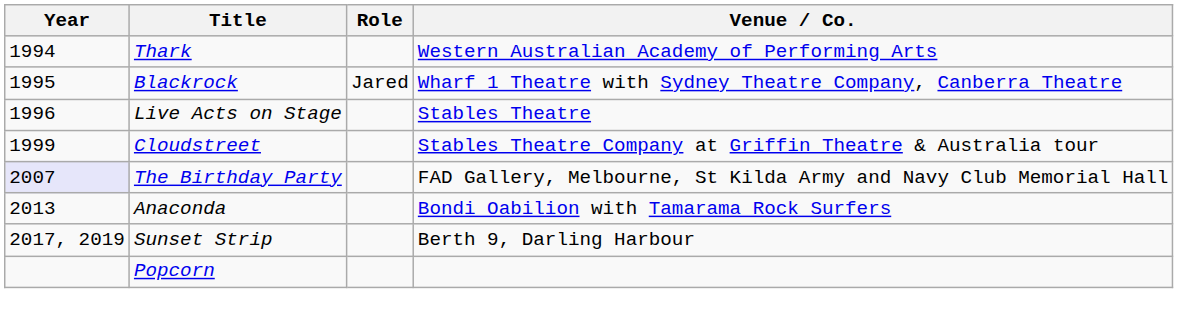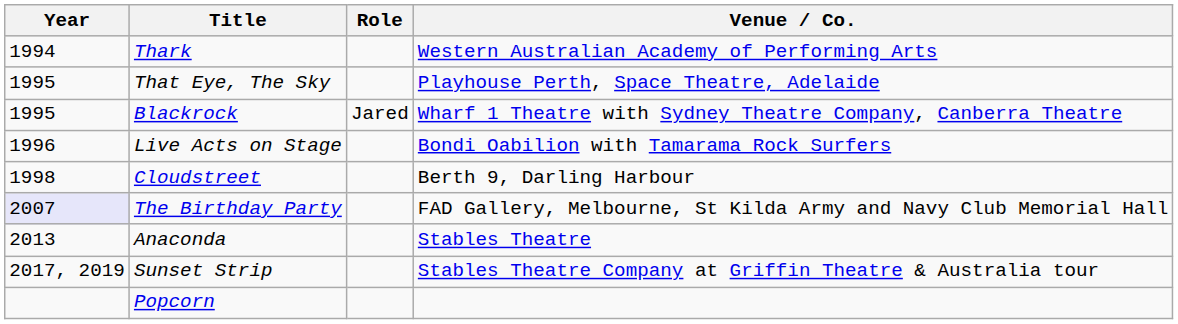+ row: (232, 83)
(504, 114) Stables Theatre -> (655, 146) Bondi Oabilion with Tamarama Rock Surfers
(32, 146) 1999 -> (32, 177) 1998
(758, 146) Stables Theatre Company at Griffin Theatre & Australia tour -> (556, 177) Berth 9, Darling Harbour
(655, 209) Bondi Oabilion with Tamarama Rock Surfers -> (504, 240) Stables Theatre
(556, 240) Berth 9, Darling Harbour -> (758, 271) Stables Theatre Company at Griffin Theatre & Australia tour
